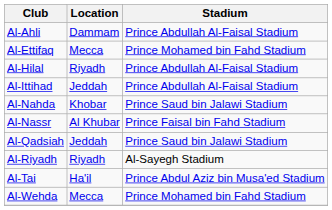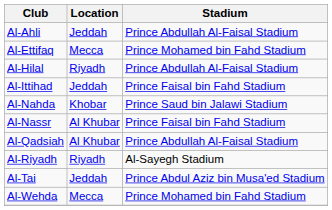(94, 31) Dammam -> (88, 31) Jeddah
(212, 86) Prince Abdullah Al-Faisal Stadium -> (205, 86) Prince Faisal bin Fahd Stadium
(88, 141) Jeddah -> (95, 141) Al Khubar
(206, 141) Prince Saud bin Jalawi Stadium -> (212, 141) Prince Abdullah Al-Faisal Stadium
(80, 178) Ha'il -> (88, 178) Jeddah
